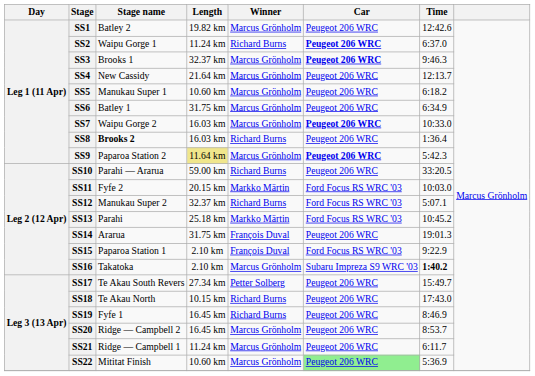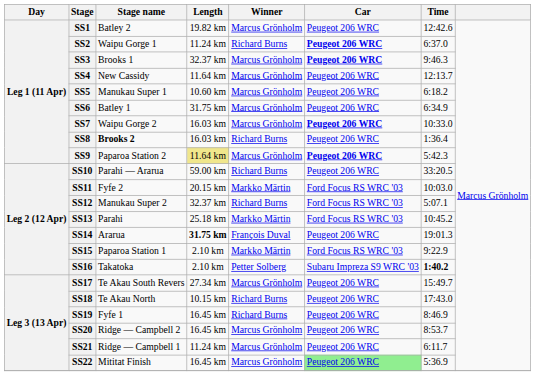(207, 75) 21.64 km -> (208, 75) 11.64 km
(207, 235) normal -> (208, 235) bold
(260, 251) François Duval -> (261, 251) Markko Märtin
(266, 266) Marcus Grönholm -> (259, 266) Petter Solberg
(258, 282) Petter Solberg -> (267, 282) Marcus Grönholm
(207, 362) 10.60 km -> (208, 362) 16.45 km
